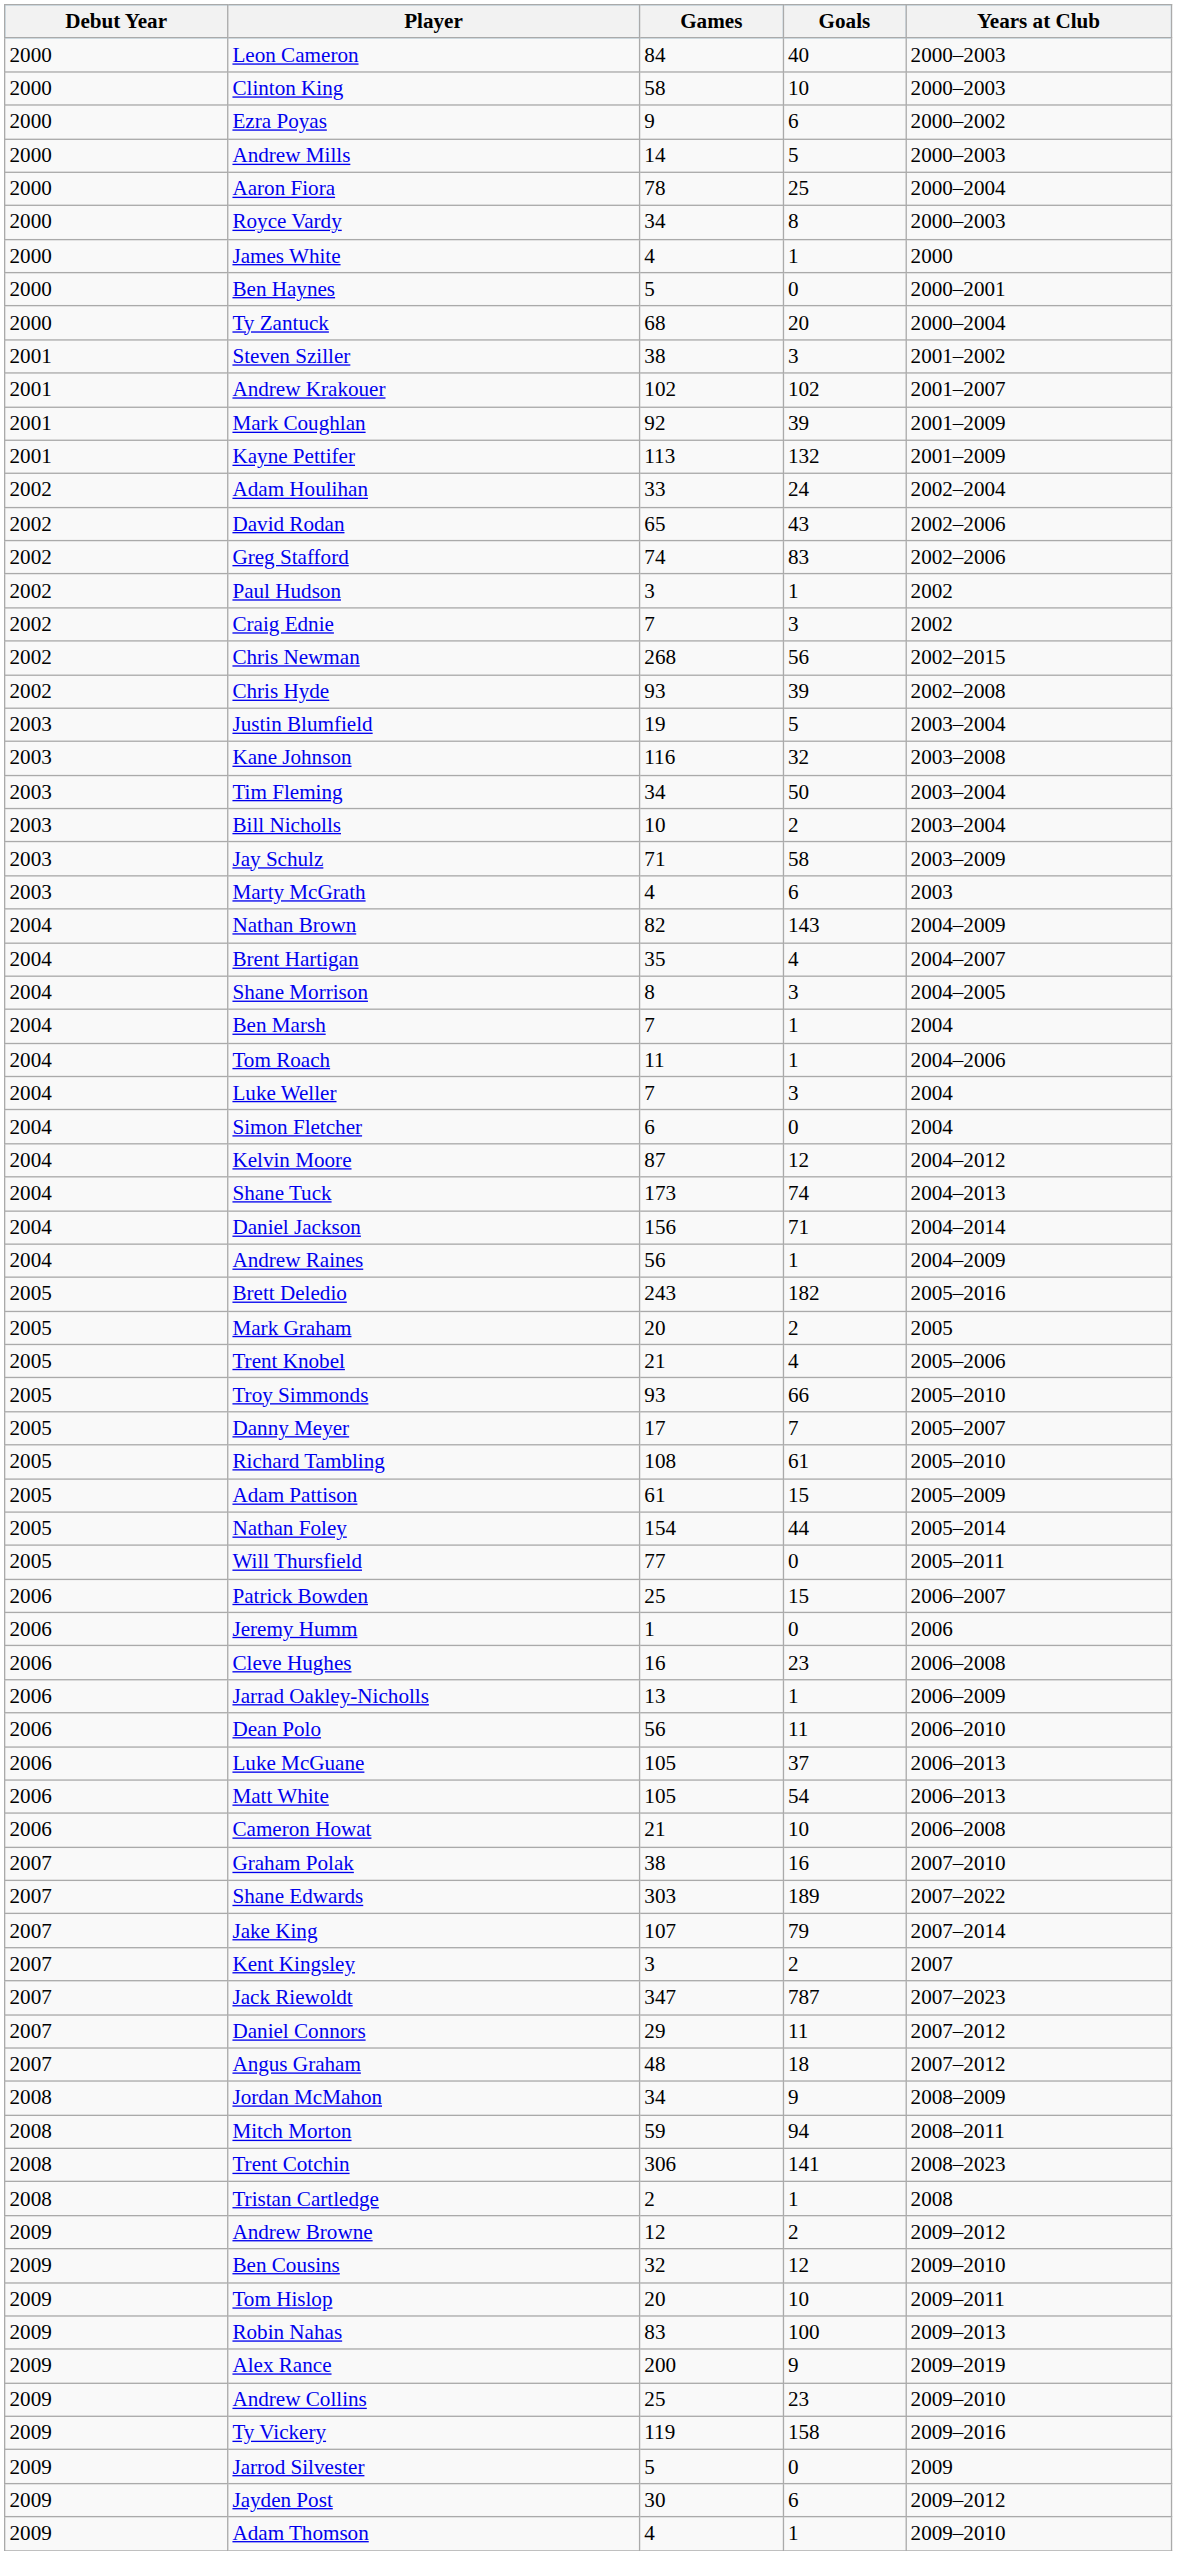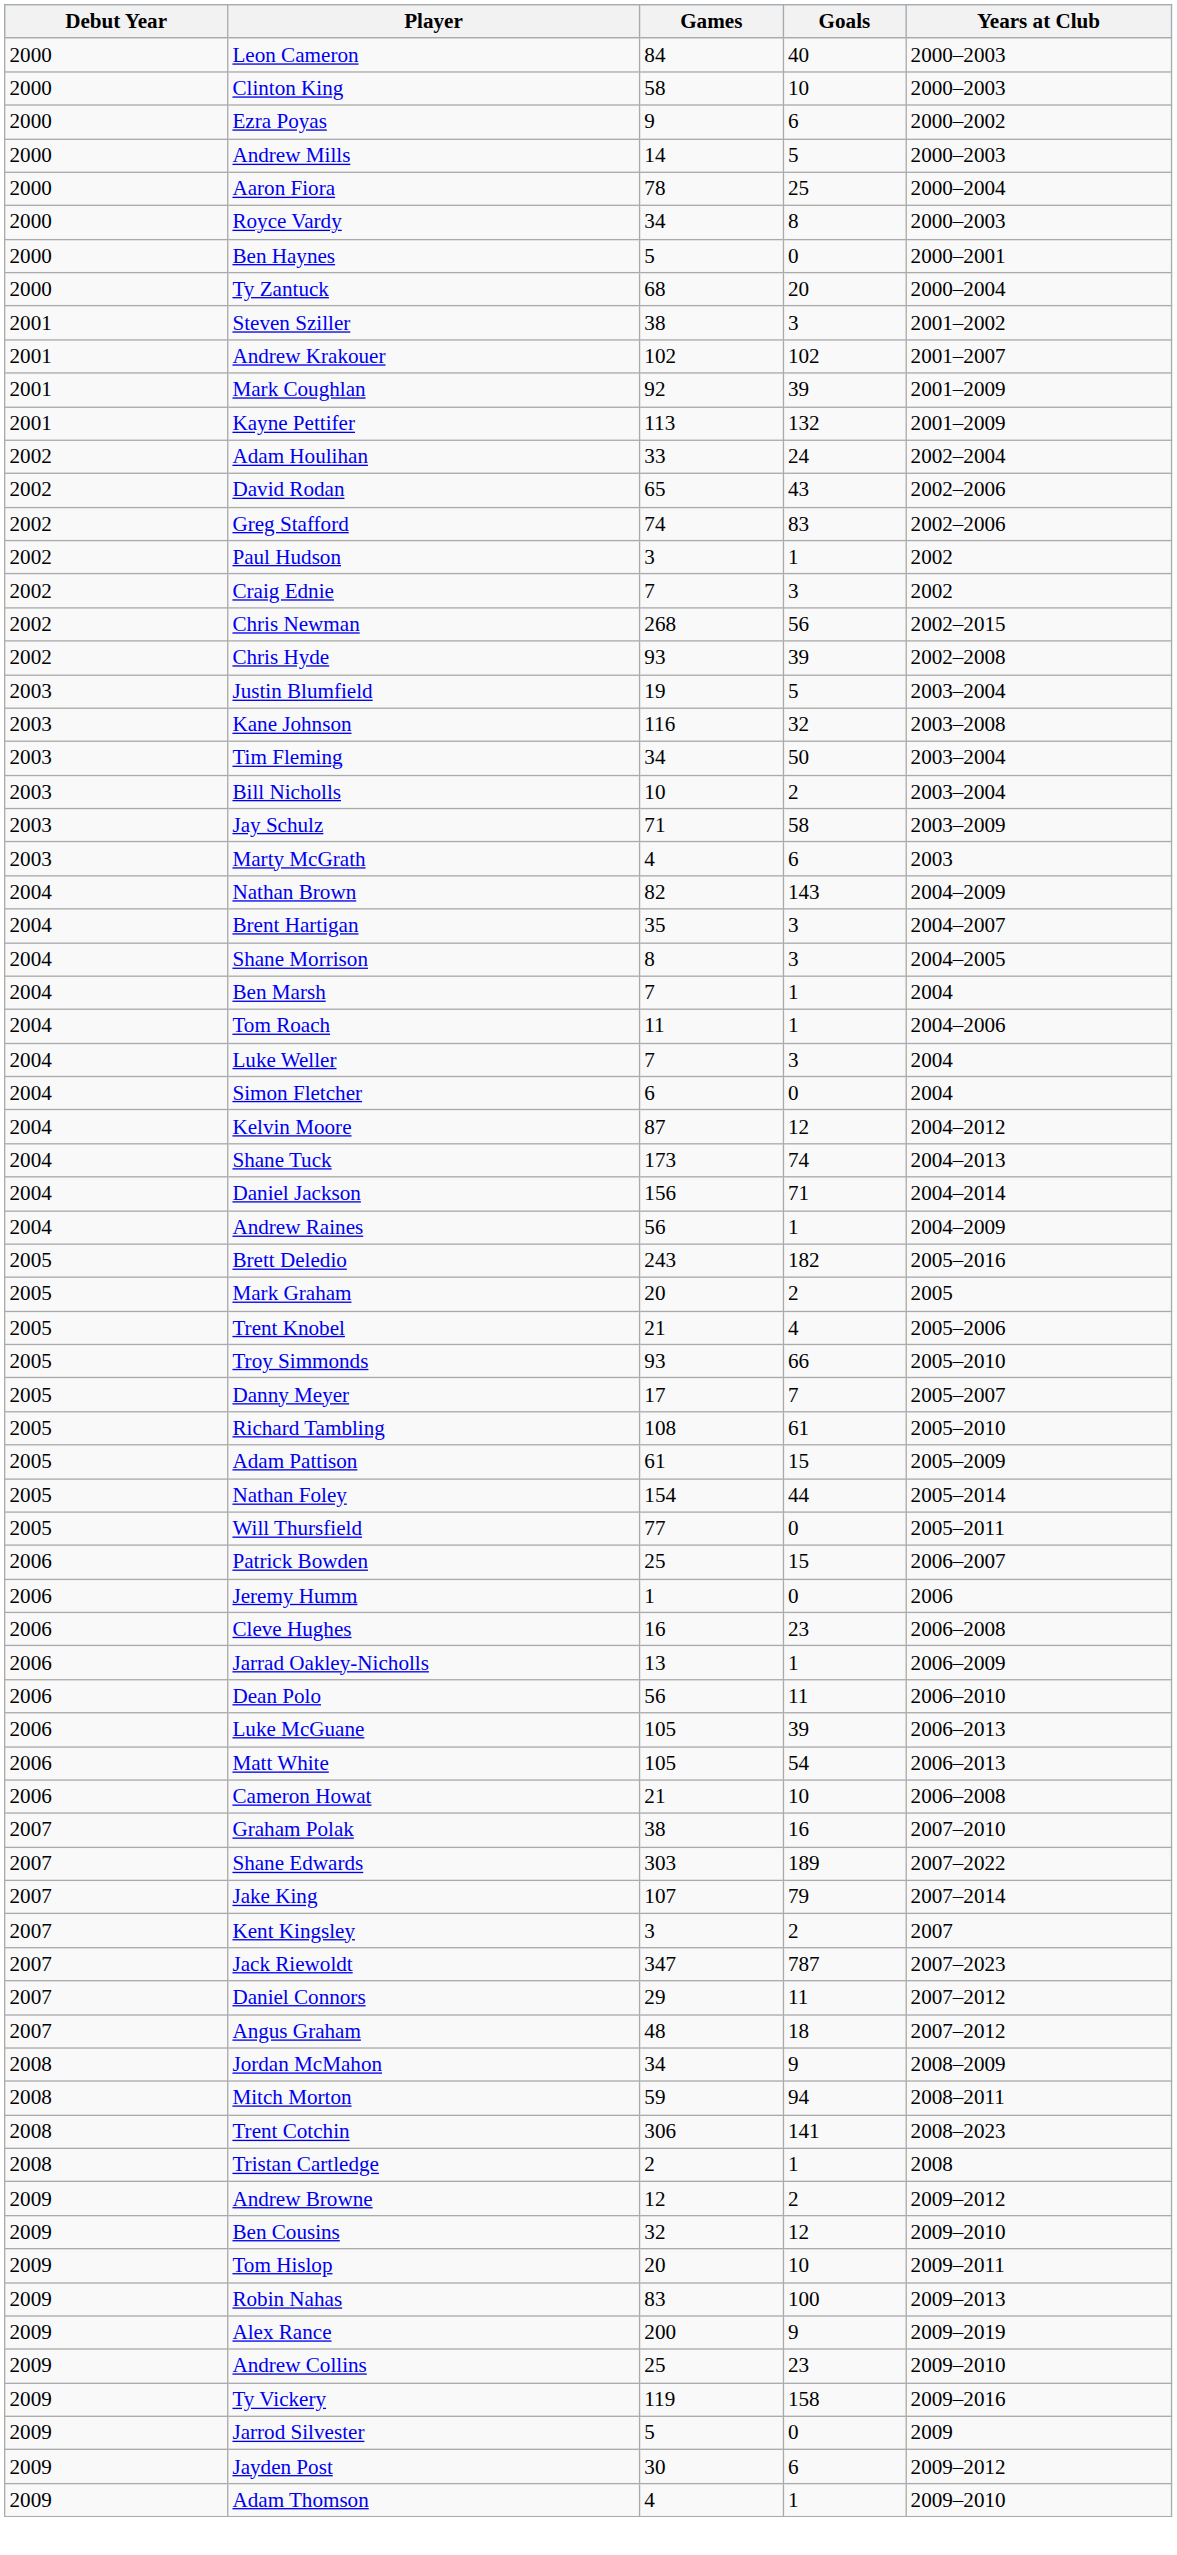- row: (287, 255)
(793, 959) 4 -> (793, 925) 3
(799, 1762) 37 -> (799, 1729) 39
